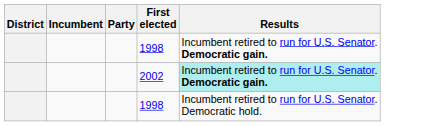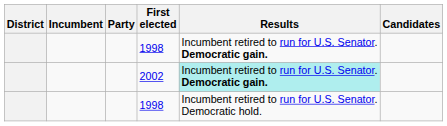+ column: (411, 25)
